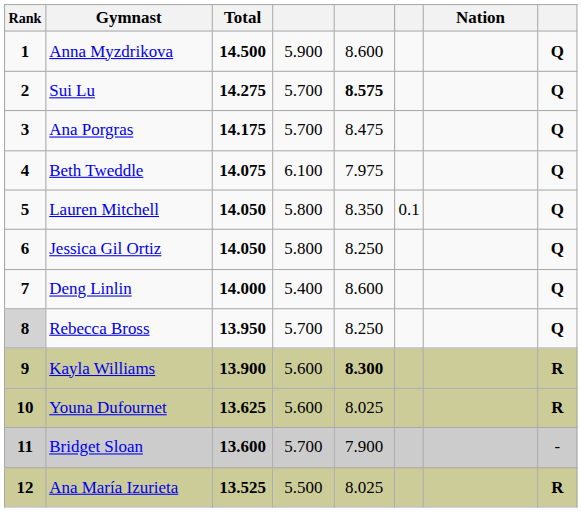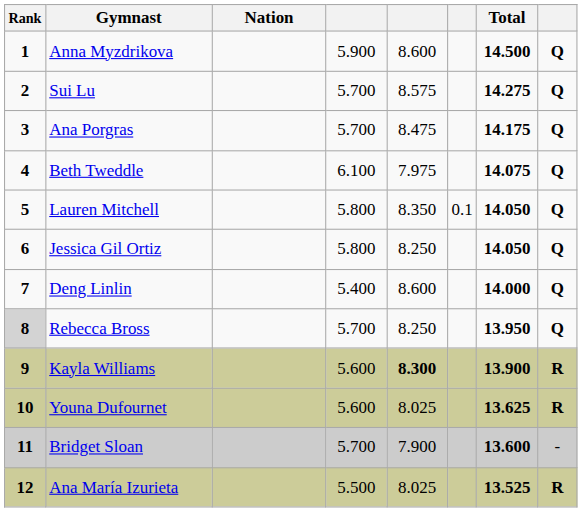columns swapped: (481, 17) <-> (243, 17)
(364, 90) bold -> (417, 90) normal
